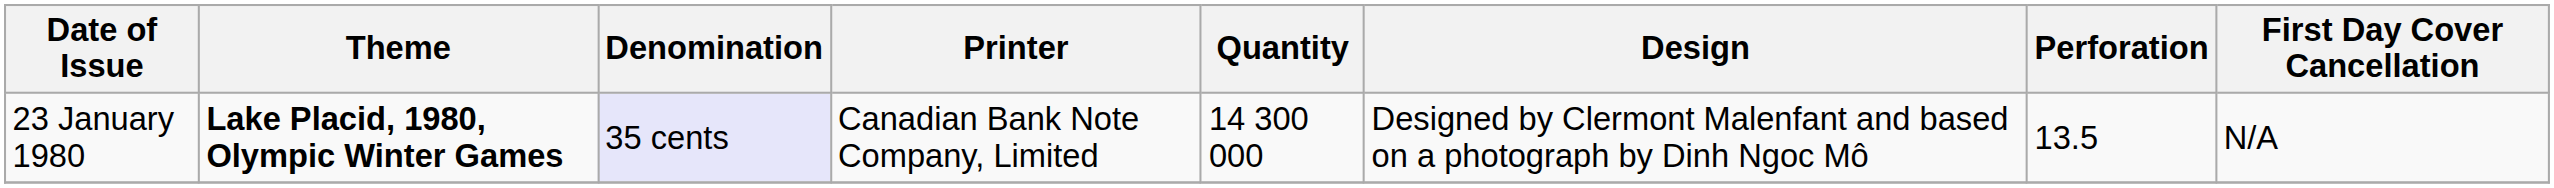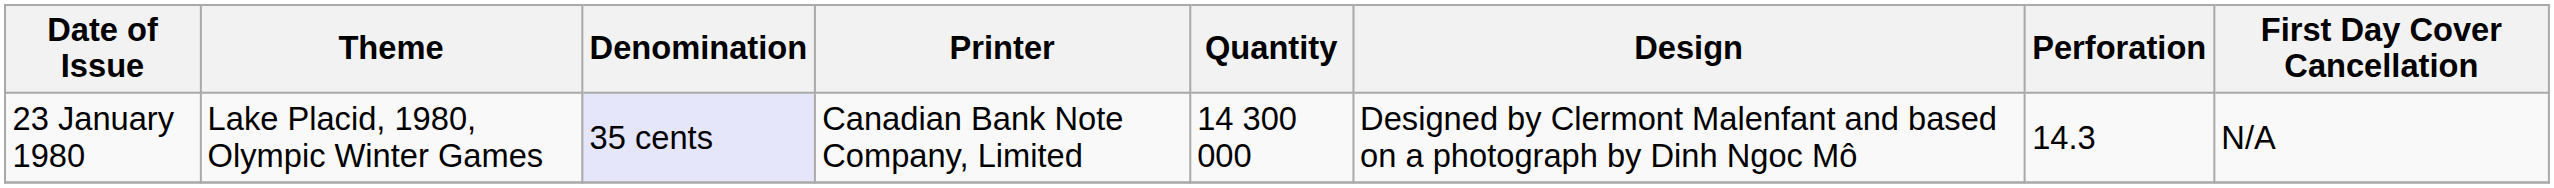(385, 137) bold -> (375, 137) normal
(2066, 137) 13.5 -> (2064, 137) 14.3
